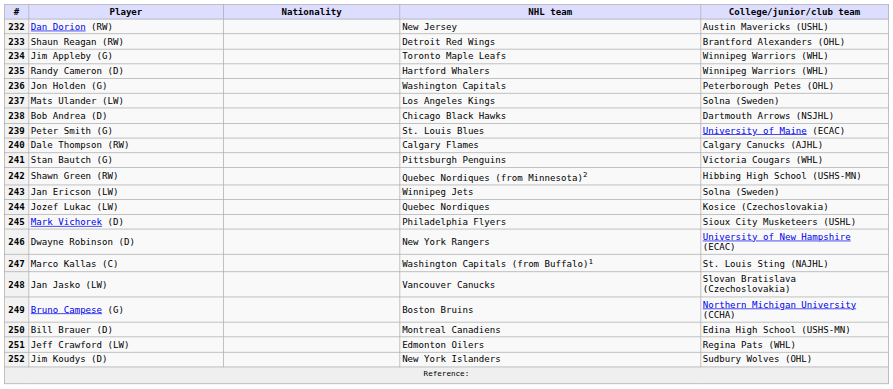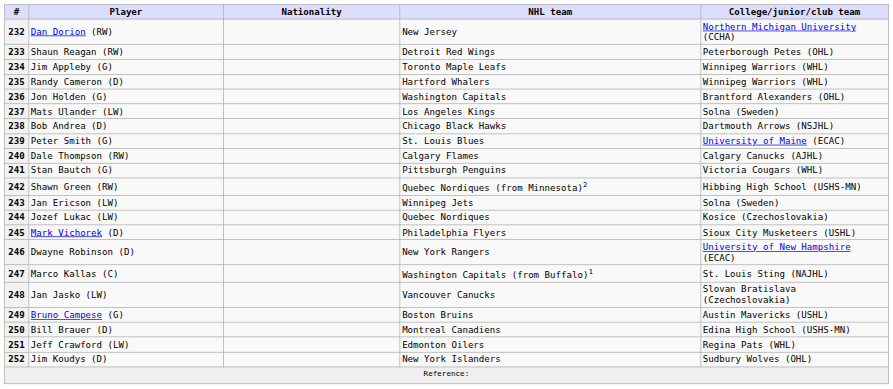(766, 27) Austin Mavericks (USHL) -> (779, 32) Northern Michigan University (CCHA)
(774, 41) Brantford Alexanders (OHL) -> (768, 52) Peterborough Petes (OHL)
(768, 86) Peterborough Petes (OHL) -> (774, 96) Brantford Alexanders (OHL)
(779, 310) Northern Michigan University (CCHA) -> (766, 315) Austin Mavericks (USHL)
